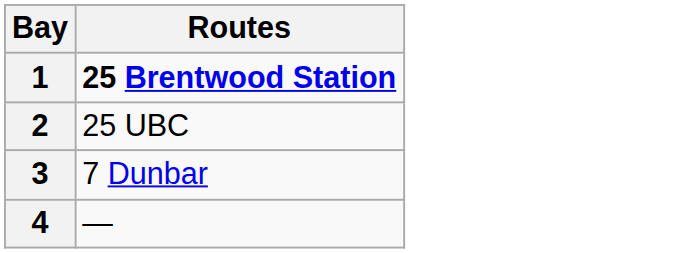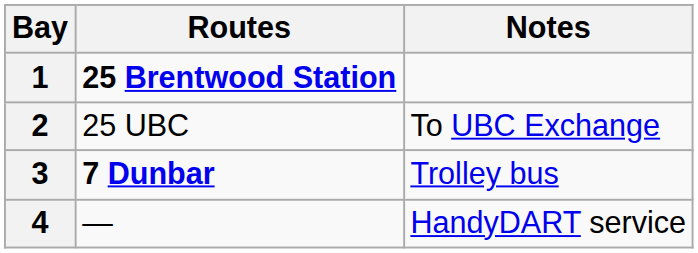+ column: (548, 28)
(145, 174) normal -> (148, 174) bold
